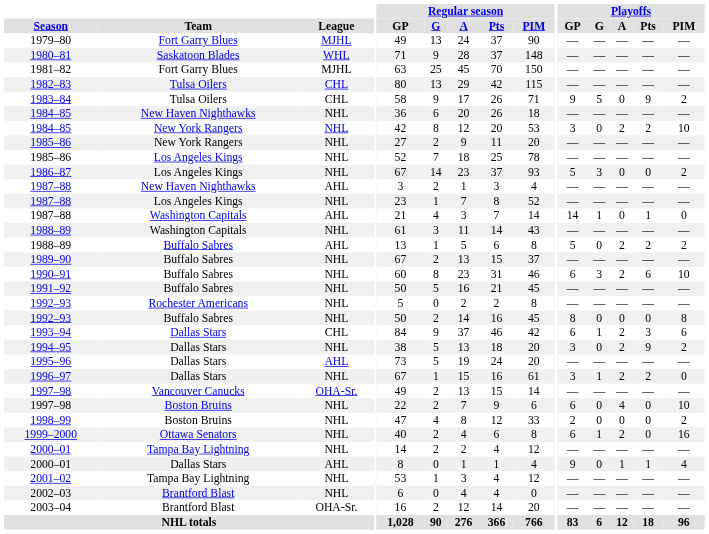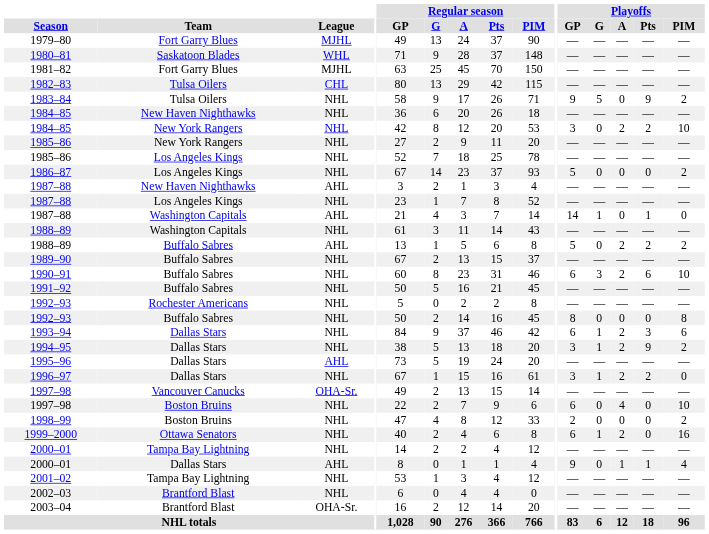(336, 99) CHL -> (336, 99) NHL
(599, 172) 3 -> (599, 172) 0
(336, 332) CHL -> (336, 332) NHL
(599, 347) 0 -> (599, 347) 1
